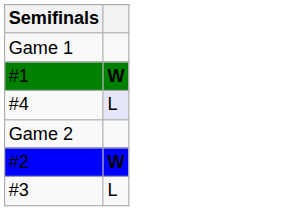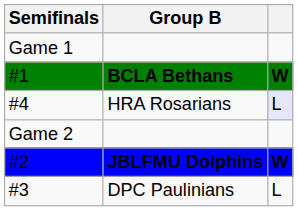+ column: (185, 18)
